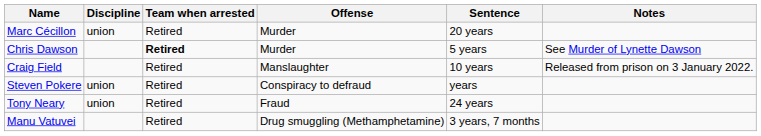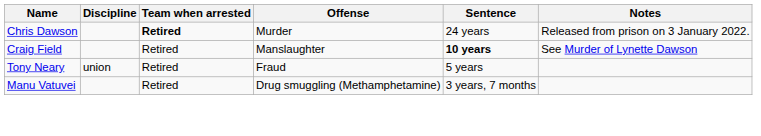- row: (41, 31)
(468, 49) 5 years -> (467, 31) 24 years
(623, 49) See Murder of Lynette Dawson -> (645, 31) Released from prison on 3 January 2022.
(471, 67) normal -> (468, 49) bold
(649, 67) Released from prison on 3 January 2022. -> (619, 49) See Murder of Lynette Dawson
- row: (44, 85)
(471, 103) 24 years -> (464, 67) 5 years
